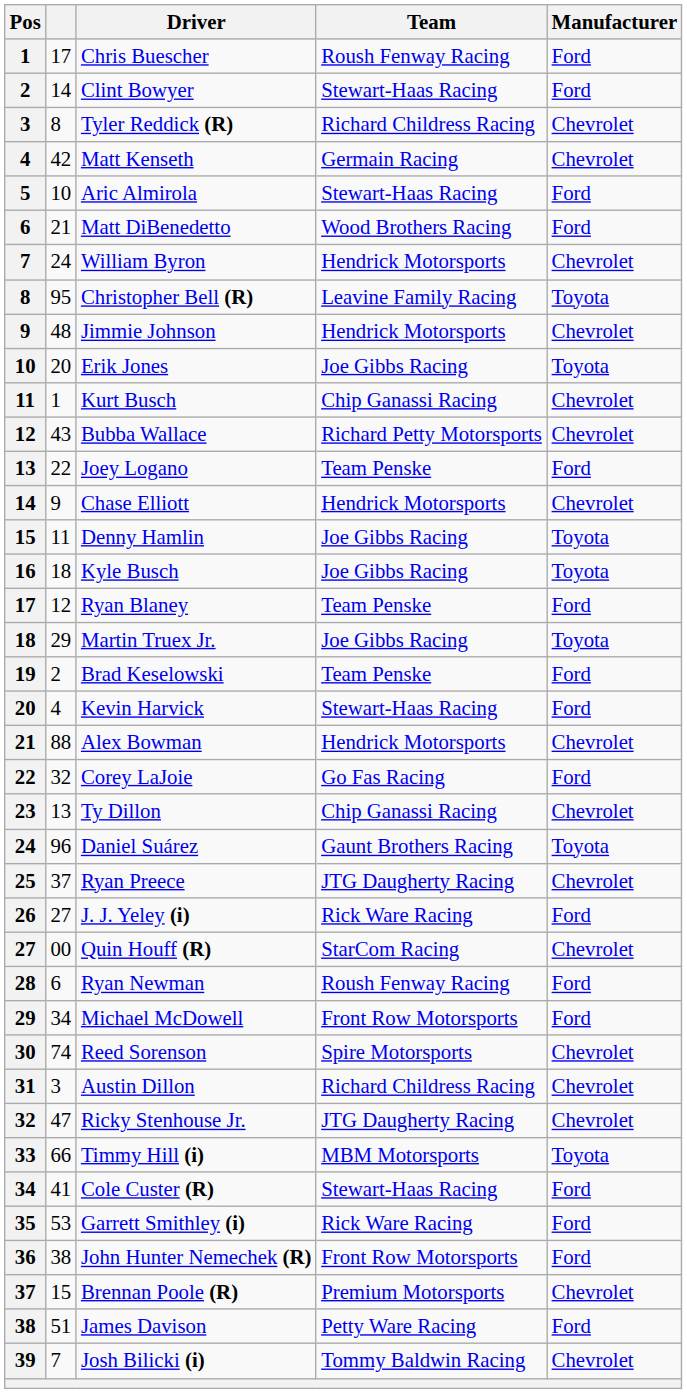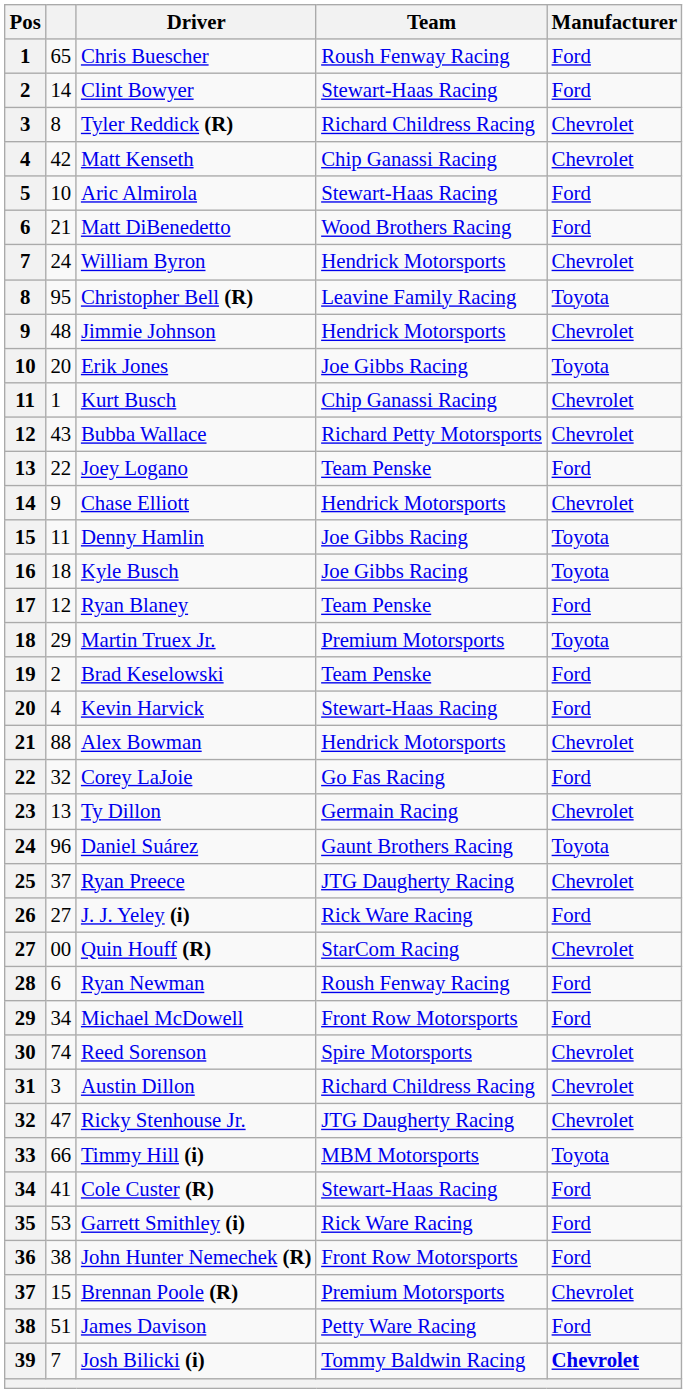(61, 56) 17 -> (61, 56) 65
(390, 159) Germain Racing -> (409, 159) Chip Ganassi Racing
(395, 639) Joe Gibbs Racing -> (413, 639) Premium Motorsports
(409, 811) Chip Ganassi Racing -> (390, 811) Germain Racing
(593, 1360) normal -> (595, 1360) bold
